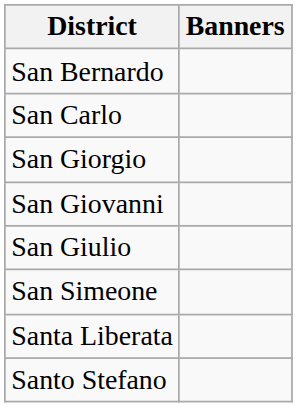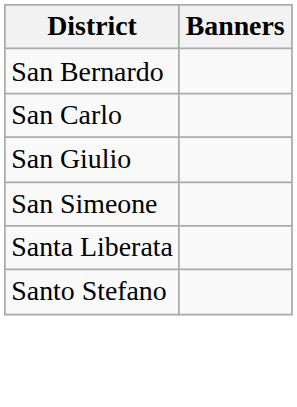- row: (79, 159)
- row: (87, 203)
